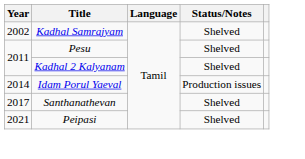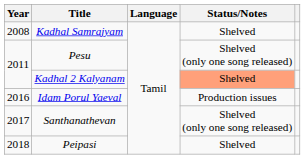(18, 31) 2002 -> (18, 31) 2008
(222, 48) Shelved -> (237, 55) Shelved (only one song released)
(222, 66) no background -> (237, 79) lightsalmon background
(18, 84) 2014 -> (18, 97) 2016
(222, 102) Shelved -> (237, 121) Shelved (only one song released)
(18, 119) 2021 -> (18, 145) 2018
